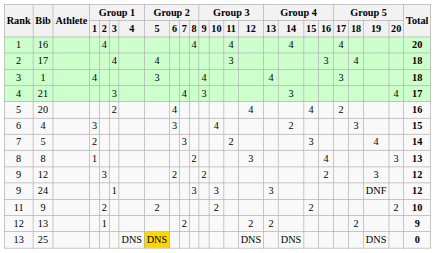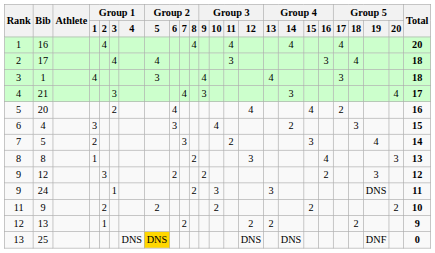(194, 191) 3 -> (194, 191) 2
(376, 191) DNF -> (376, 191) DNS
(417, 191) 12 -> (417, 191) 11
(376, 239) DNS -> (376, 239) DNF
